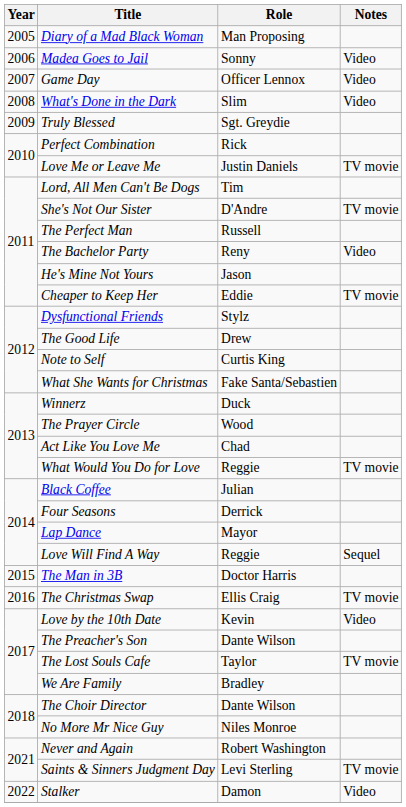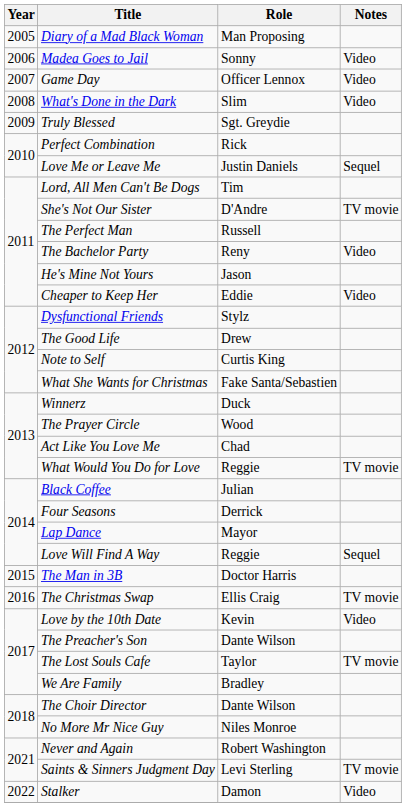(371, 166) TV movie -> (362, 166) Sequel
(371, 295) TV movie -> (359, 295) Video
